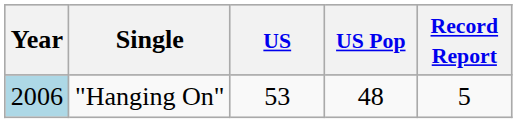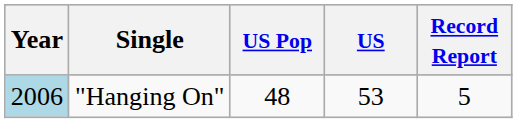columns swapped: (277, 41) <-> (371, 41)
